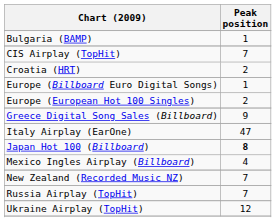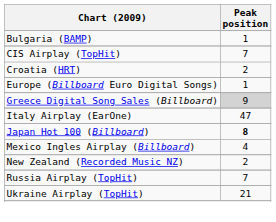- row: (101, 100)
(245, 116) no background -> (245, 100) lightgrey background
(245, 178) 7 -> (245, 162) 2
(245, 209) 12 -> (245, 193) 21
